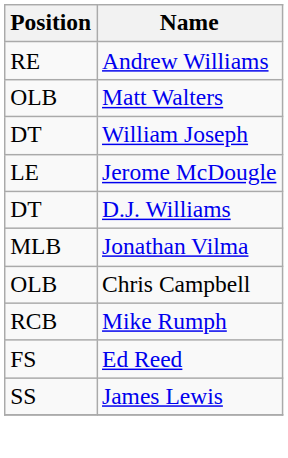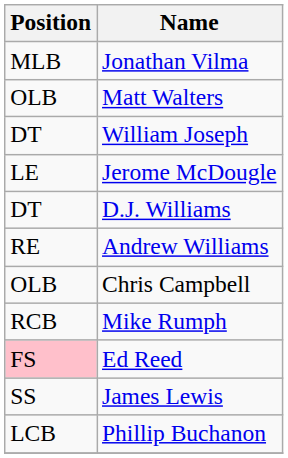rows swapped: (185, 60) <-> (175, 246)
(23, 358) no background -> (23, 358) pink background
+ row: (184, 433)
